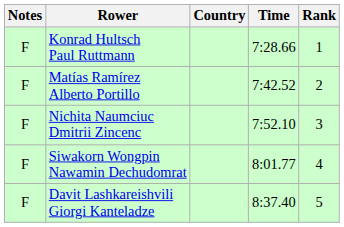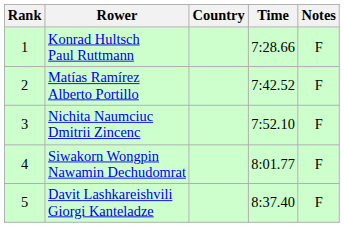columns swapped: (319, 15) <-> (25, 15)
